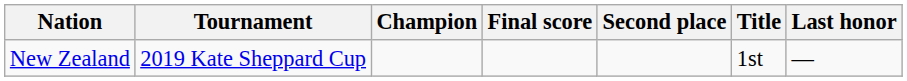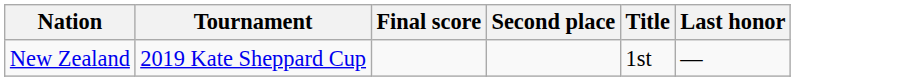- column: (427, 22)
